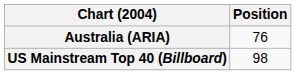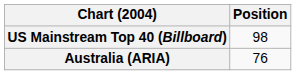rows swapped: (117, 37) <-> (117, 59)
